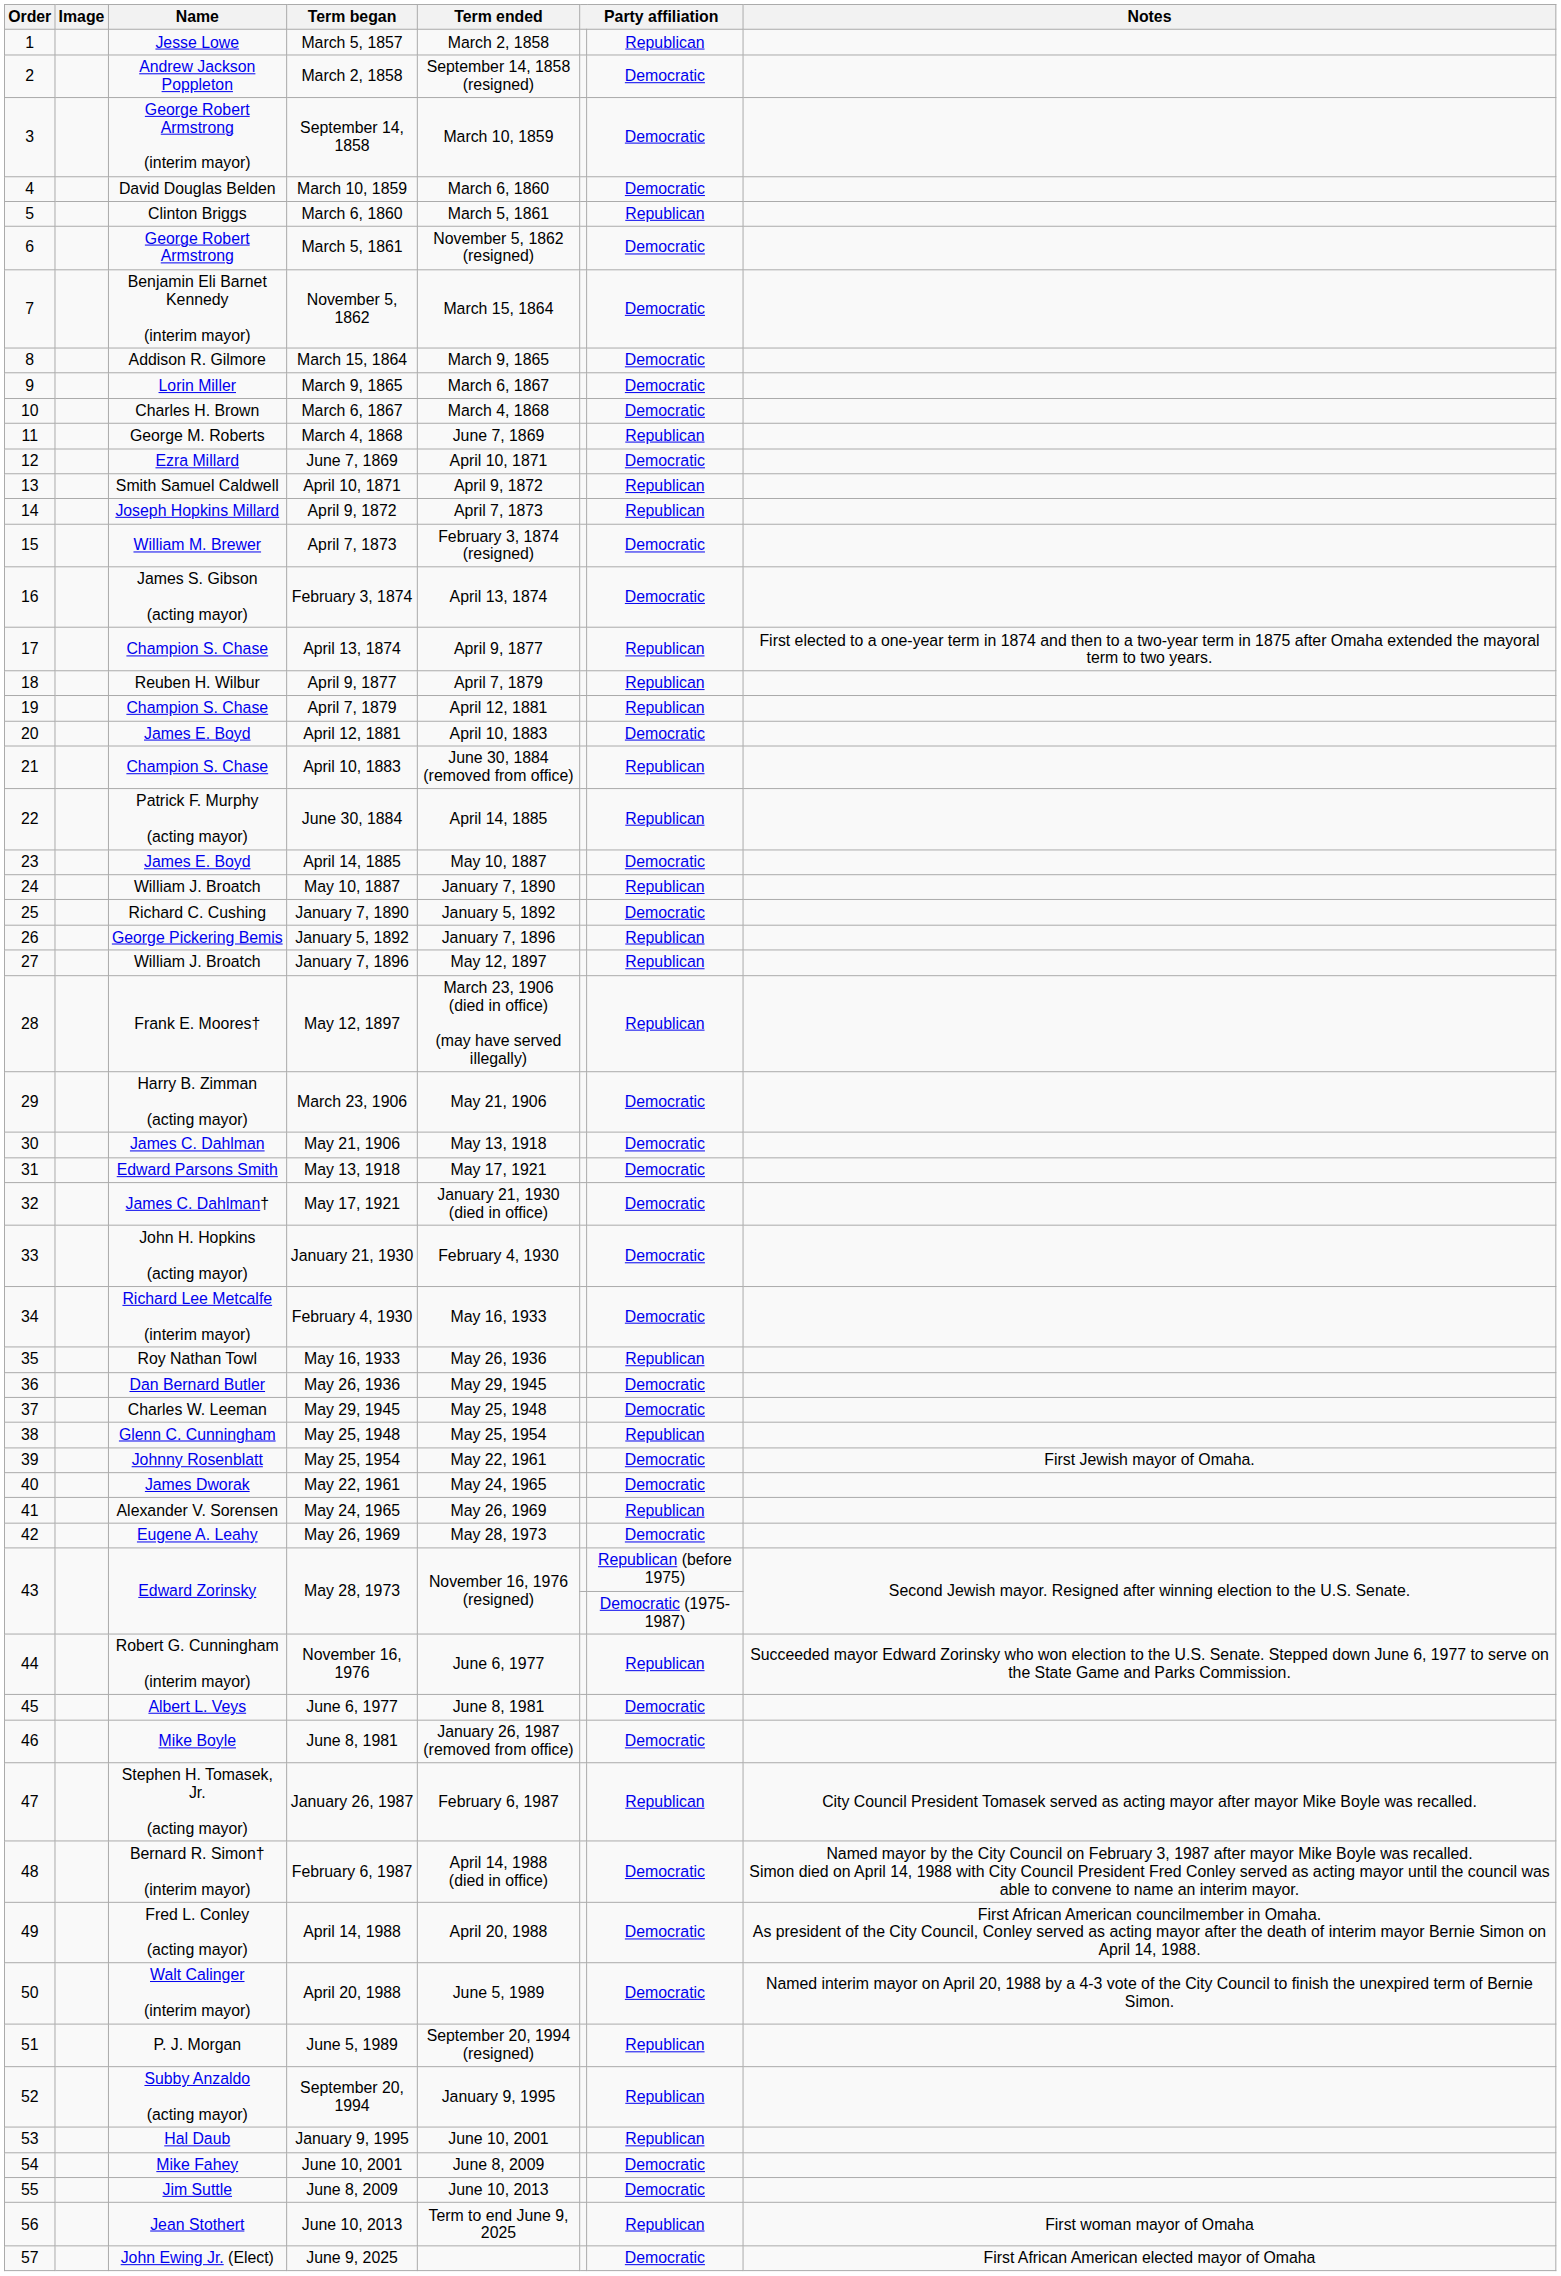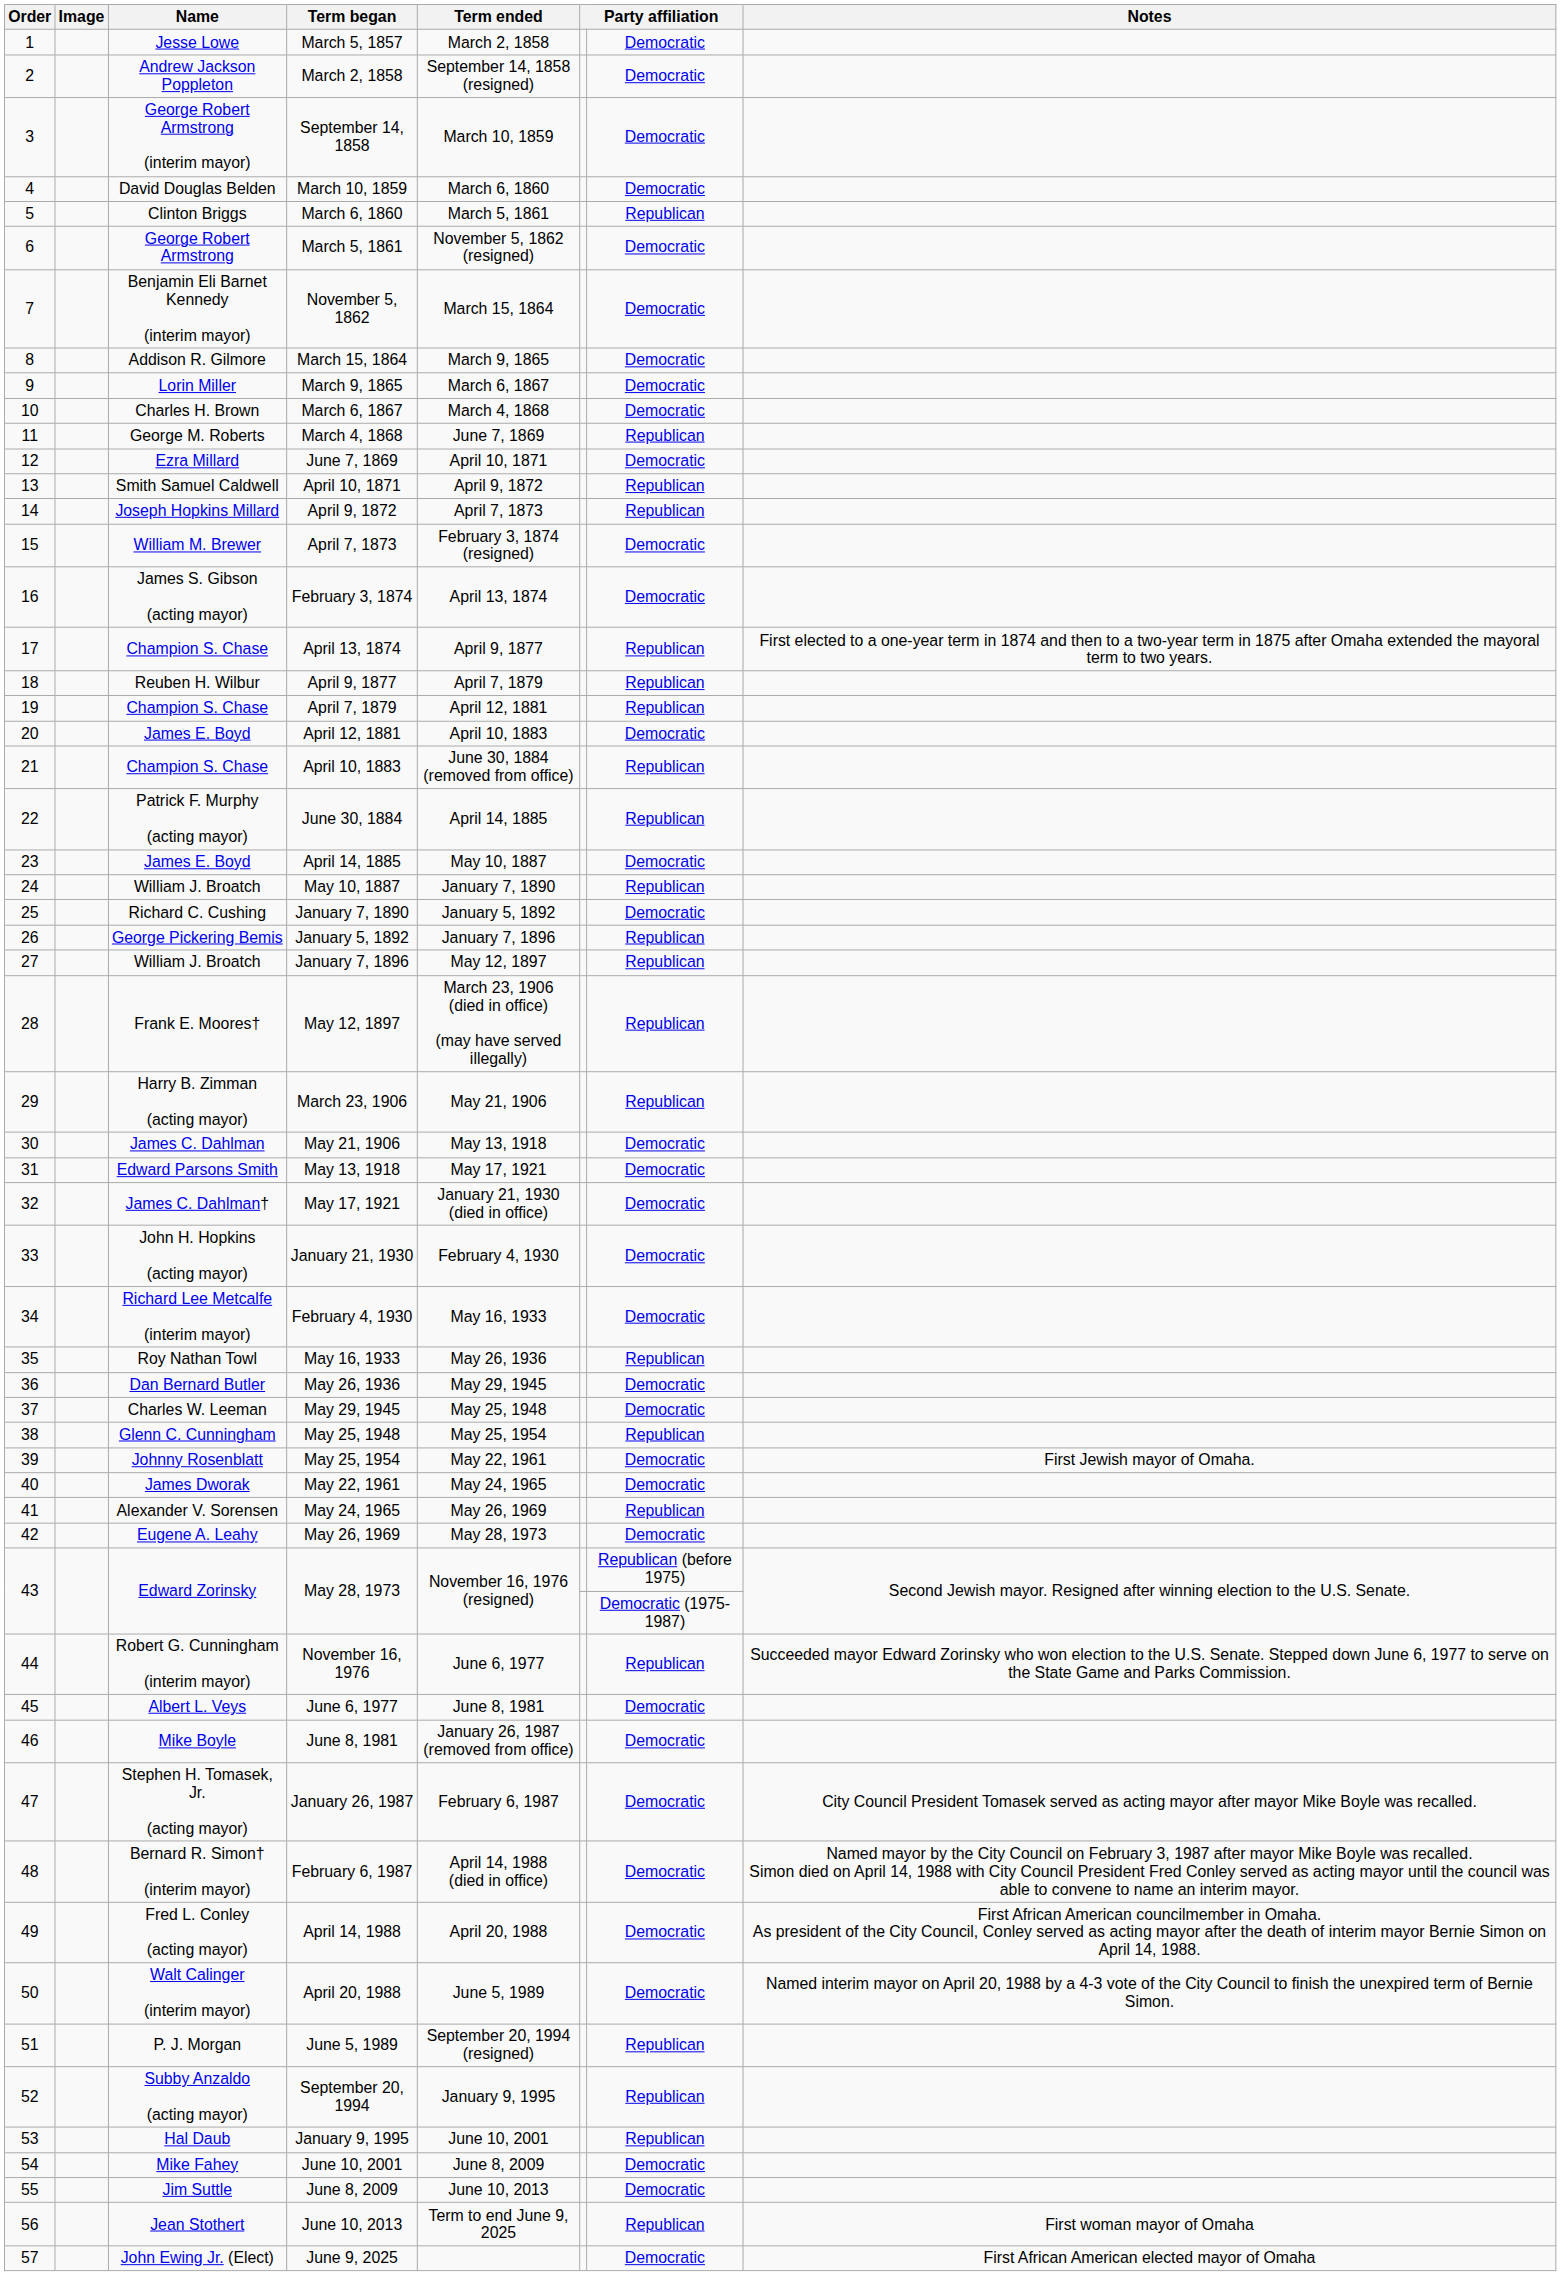(665, 42) Republican -> (665, 42) Democratic
(665, 1101) Democratic -> (665, 1101) Republican
(665, 1802) Republican -> (665, 1802) Democratic
